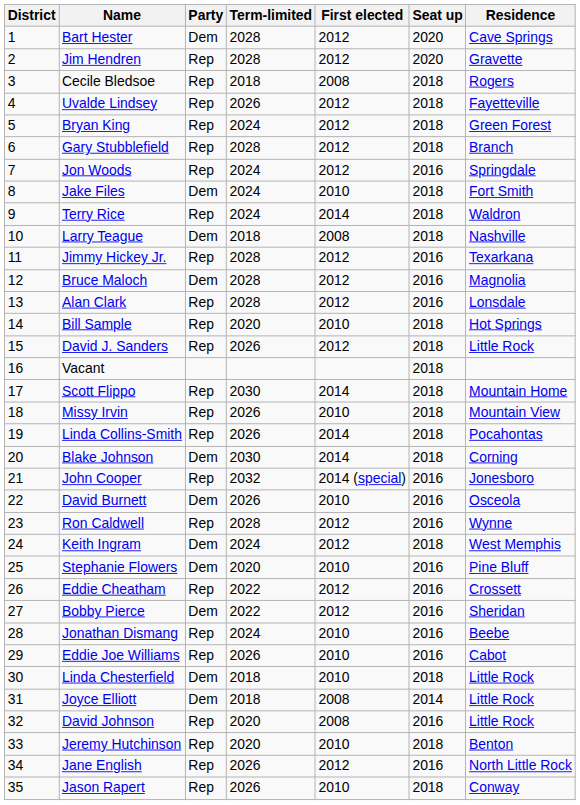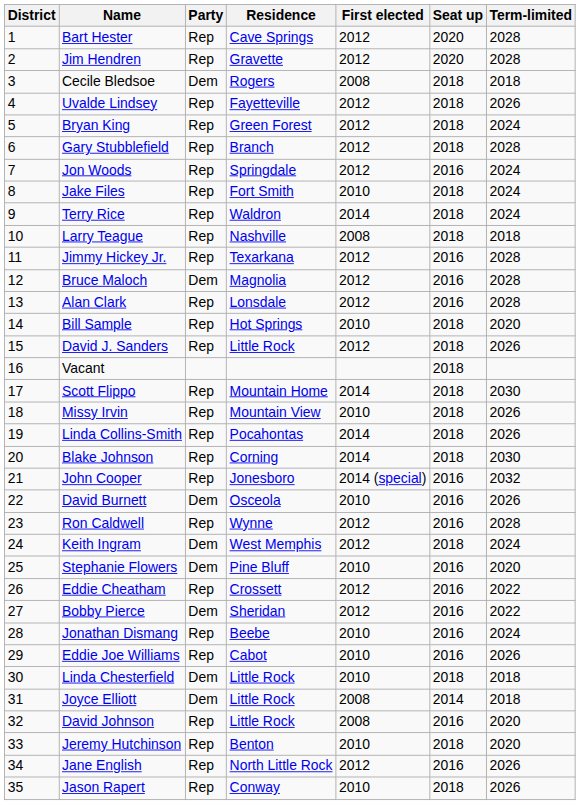columns swapped: (521, 15) <-> (271, 15)
(203, 37) Dem -> (201, 37) Rep
(201, 81) Rep -> (203, 81) Dem
(203, 192) Dem -> (201, 192) Rep
(203, 236) Dem -> (201, 236) Rep
(203, 457) Dem -> (201, 457) Rep
